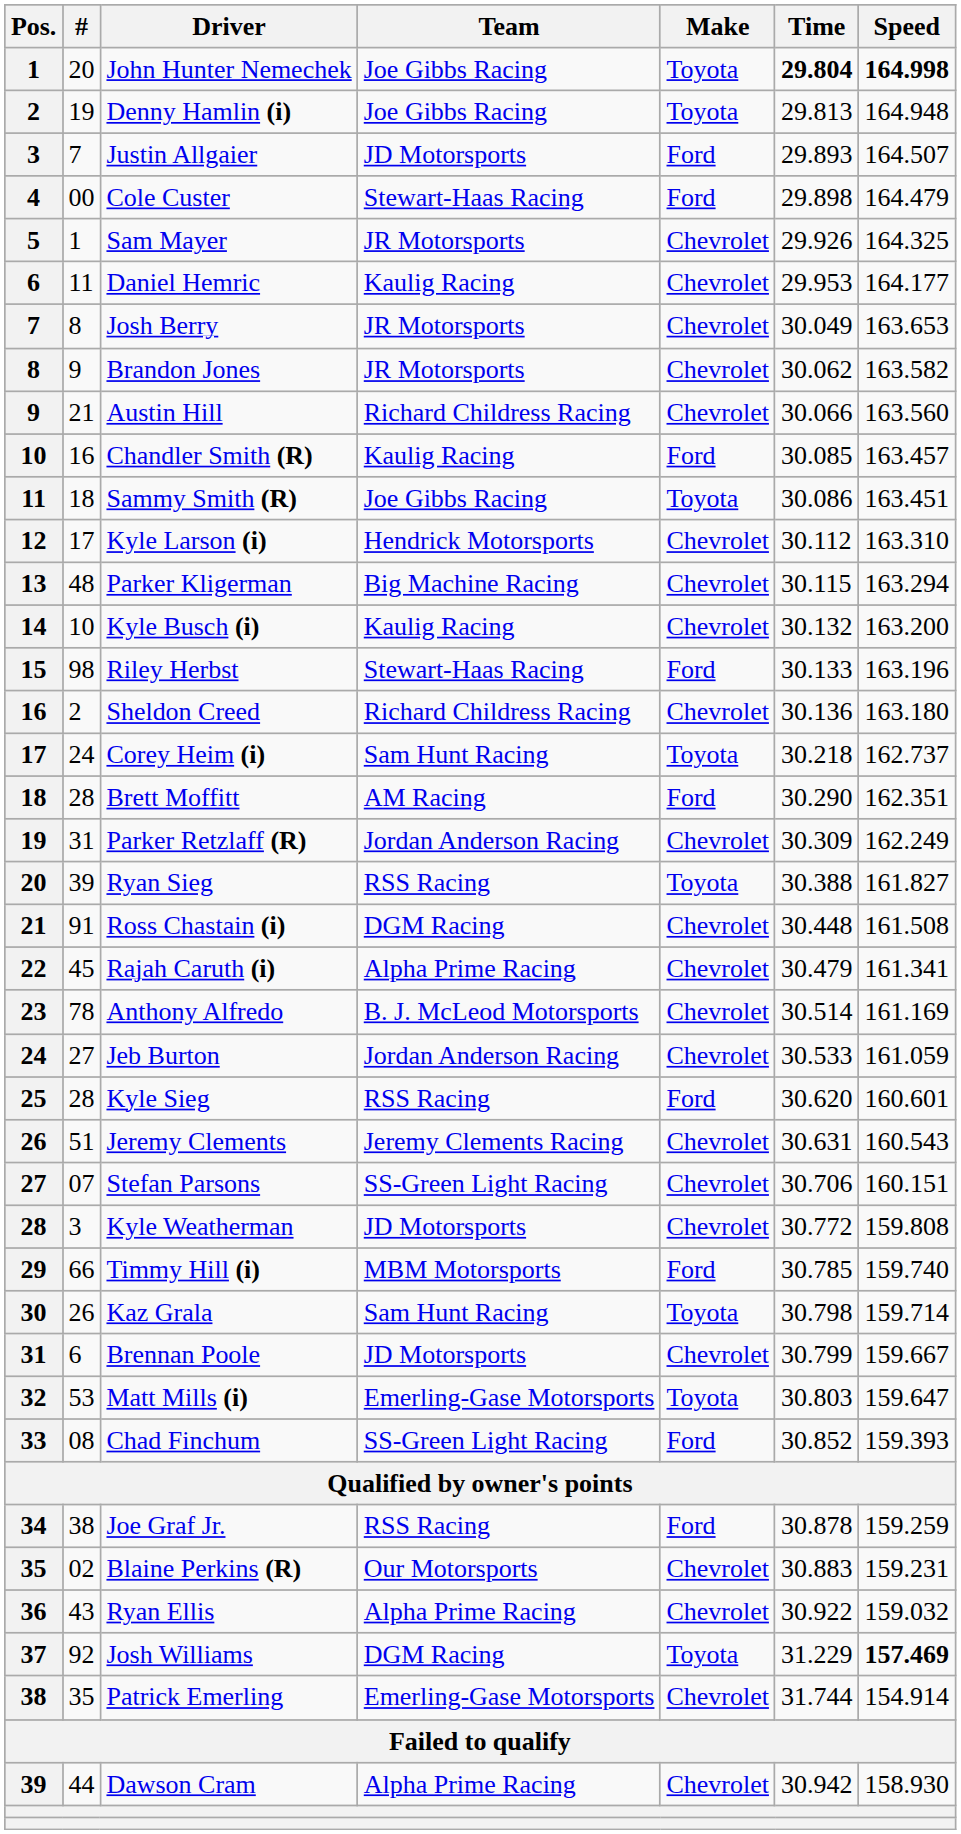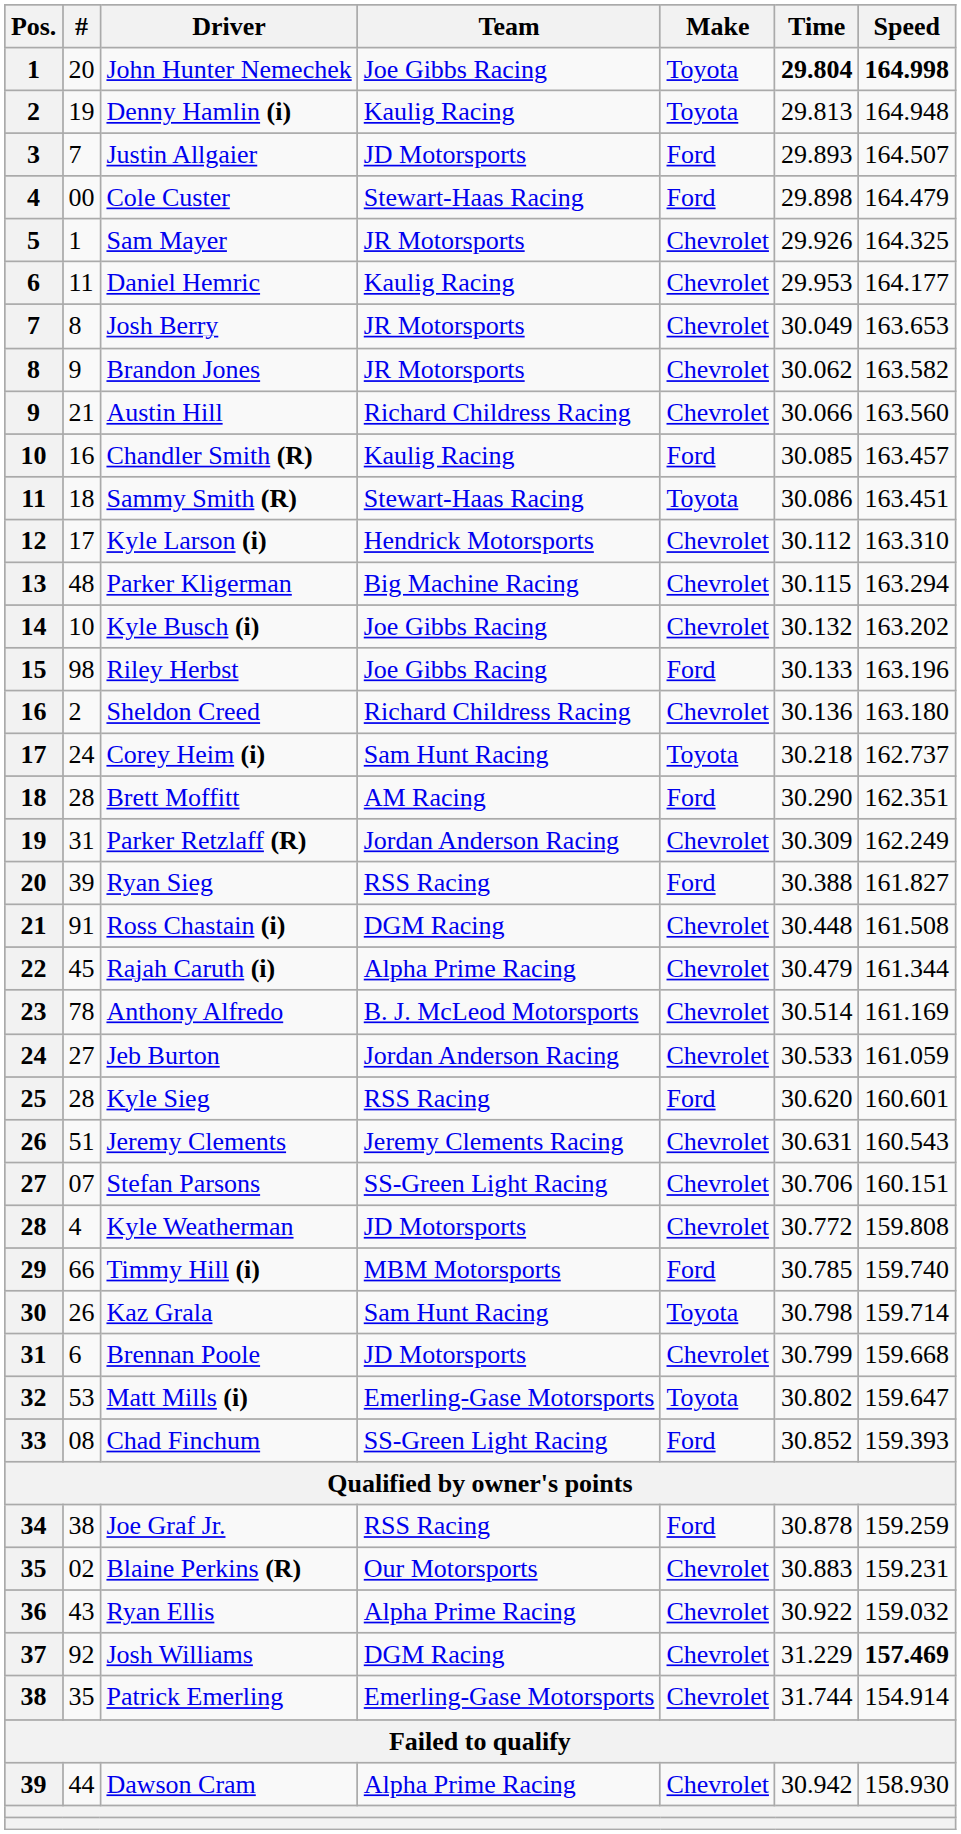(455, 111) Joe Gibbs Racing -> (439, 111) Kaulig Racing
(455, 497) Joe Gibbs Racing -> (474, 497) Stewart-Haas Racing
(439, 626) Kaulig Racing -> (455, 626) Joe Gibbs Racing
(907, 626) 163.200 -> (907, 626) 163.202
(474, 668) Stewart-Haas Racing -> (455, 668) Joe Gibbs Racing
(702, 883) Toyota -> (691, 883) Ford
(907, 968) 161.341 -> (907, 968) 161.344
(75, 1226) 3 -> (75, 1226) 4
(907, 1354) 159.667 -> (907, 1354) 159.668
(817, 1397) 30.803 -> (817, 1397) 30.802
(702, 1654) Toyota -> (718, 1654) Chevrolet
